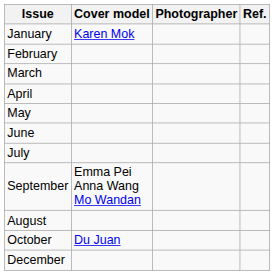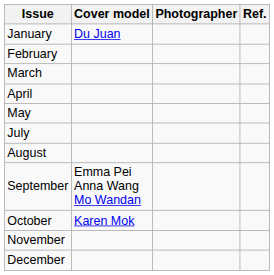(104, 34) Karen Mok -> (97, 34) Du Juan
- row: (21, 133)
rows swapped: (27, 220) <-> (38, 186)
(97, 240) Du Juan -> (104, 220) Karen Mok
+ row: (36, 240)
